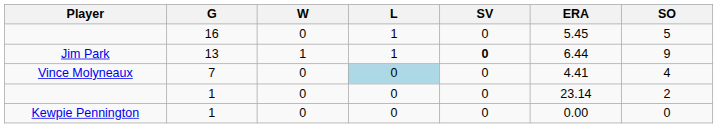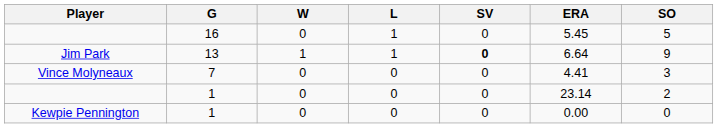(576, 53) 6.44 -> (576, 53) 6.64
(394, 73) lightblue background -> (394, 73) no background
(667, 73) 4 -> (667, 73) 3
